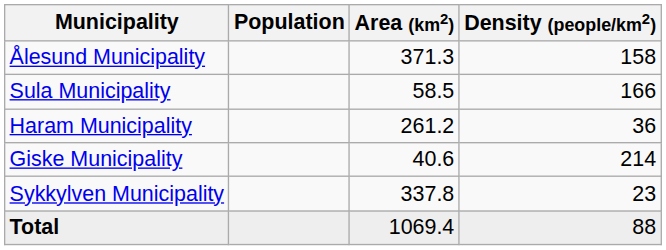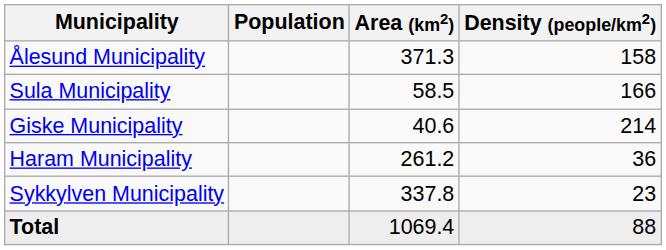rows swapped: (96, 159) <-> (101, 125)
